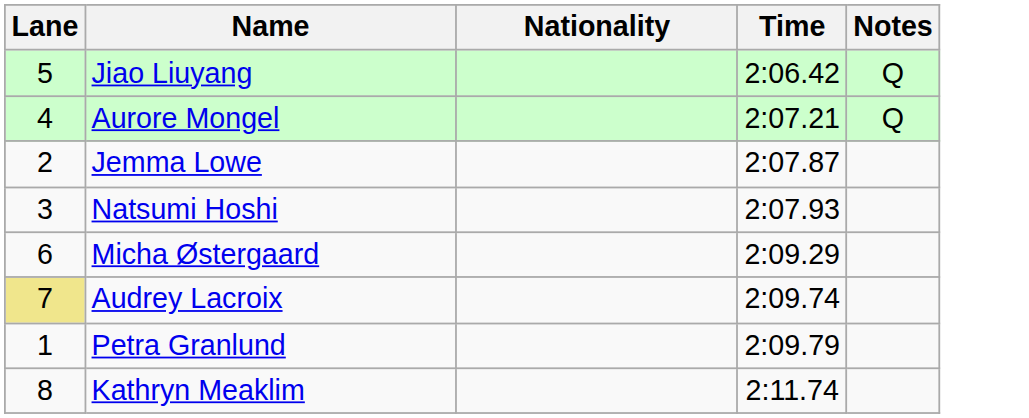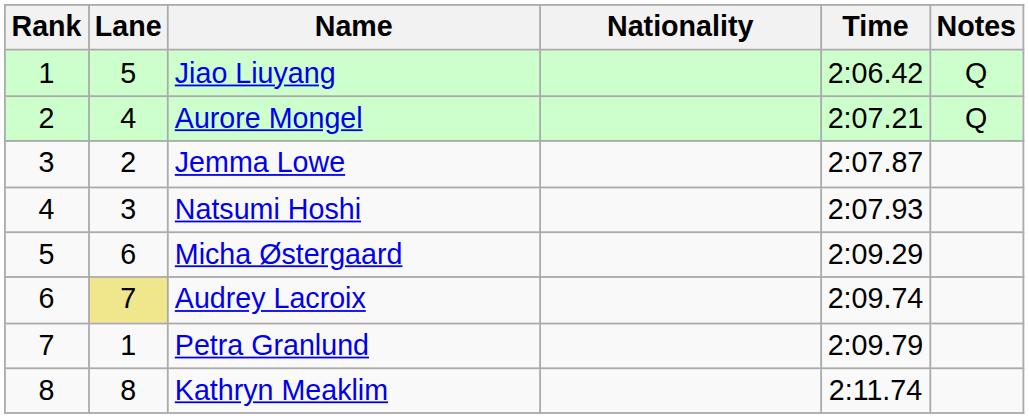+ column: (47, 27)
